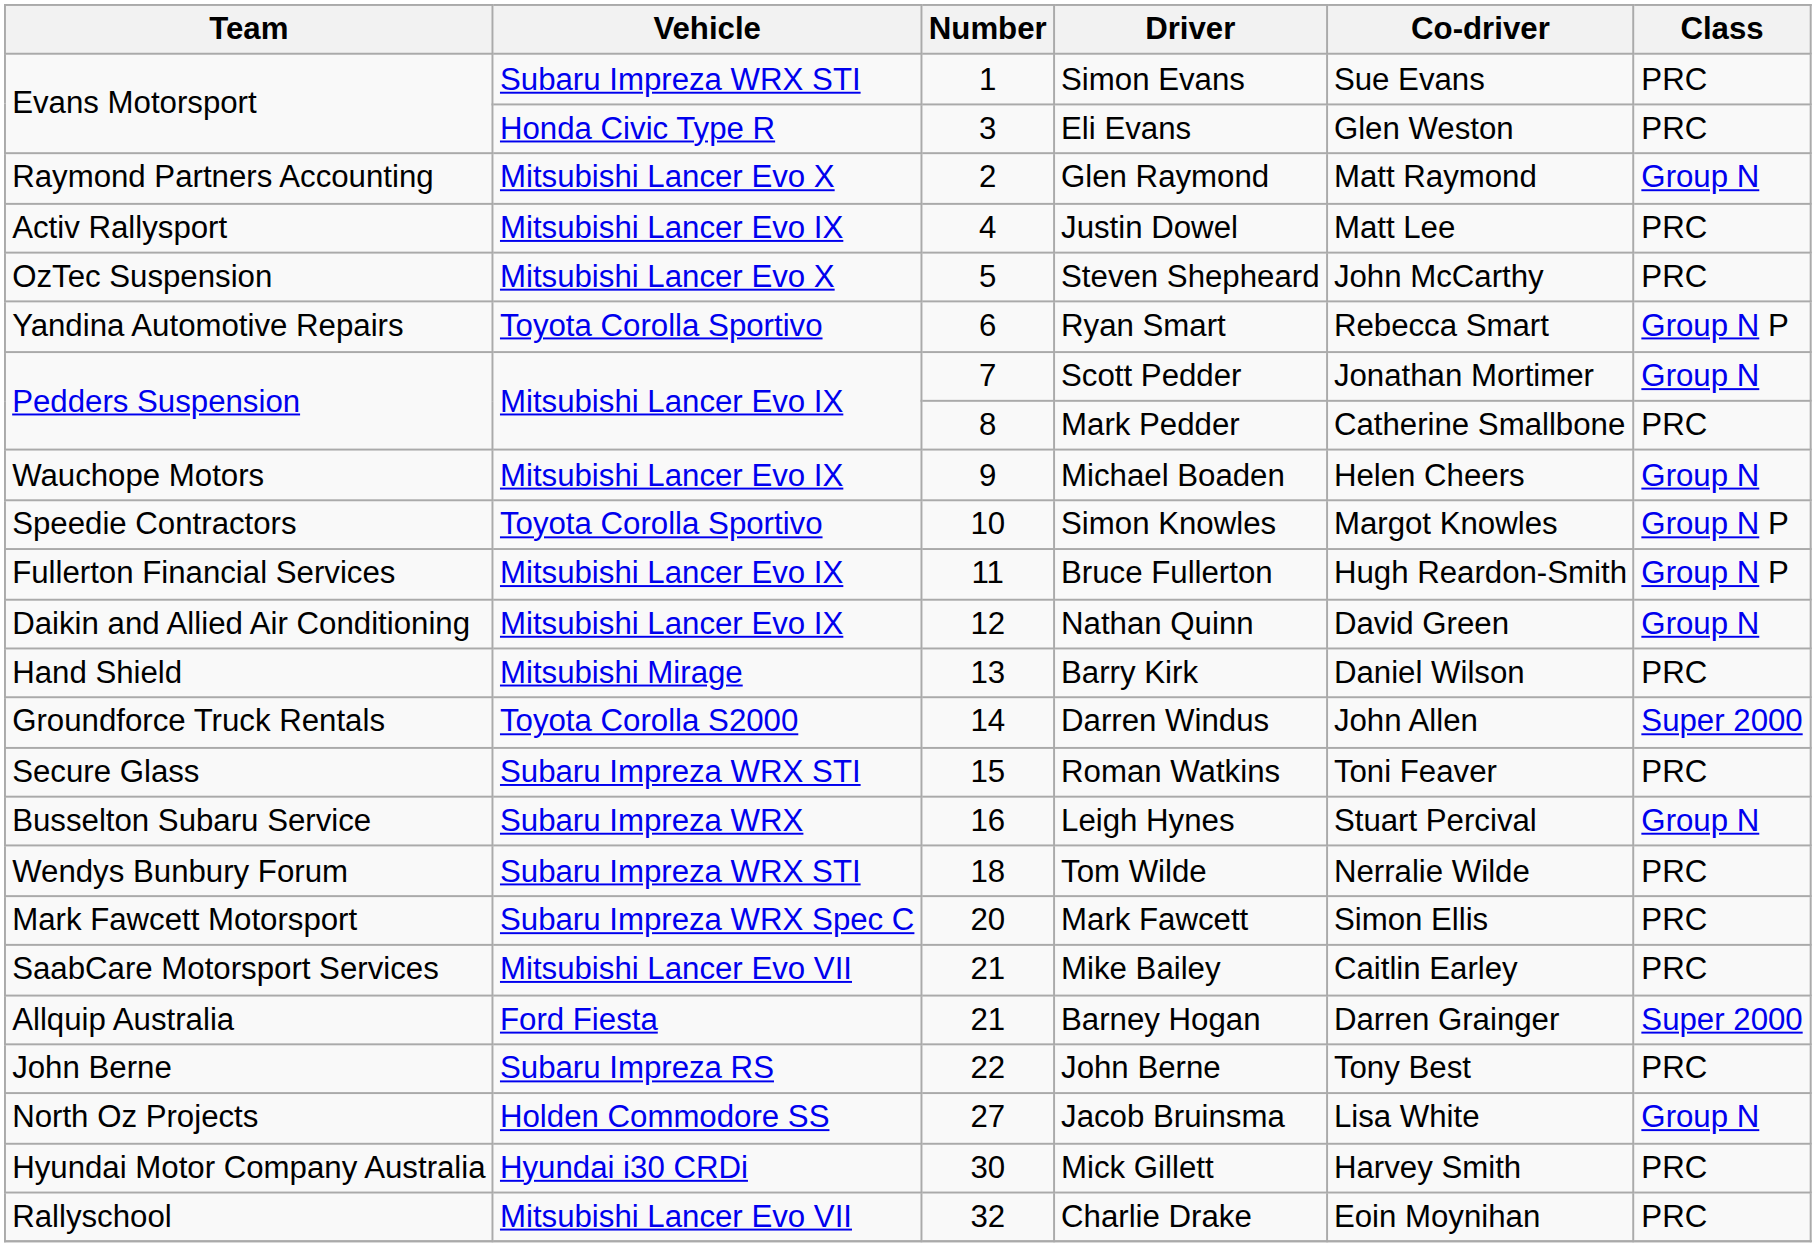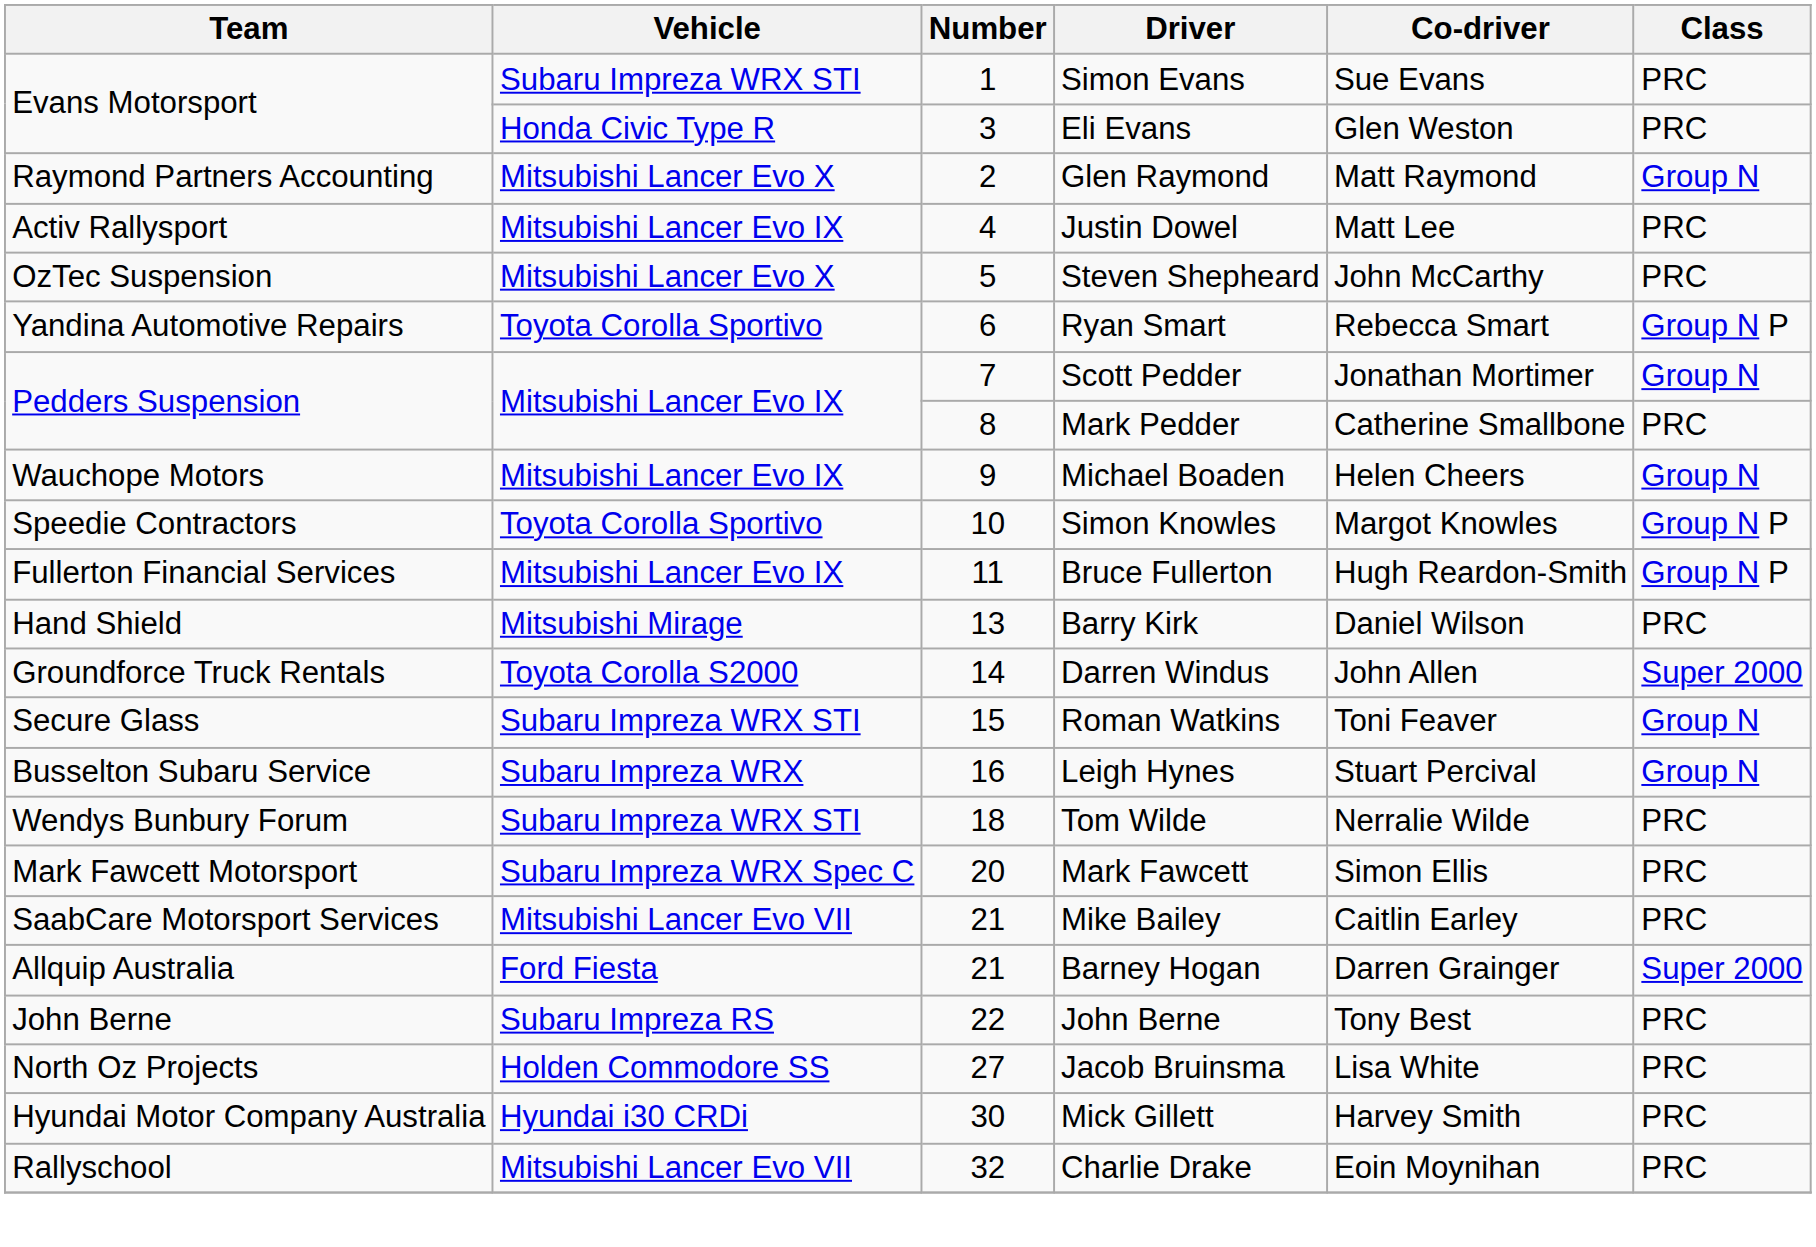- row: (1157, 623)
(1674, 771) PRC -> (1700, 721) Group N
(1700, 1117) Group N -> (1674, 1068) PRC
